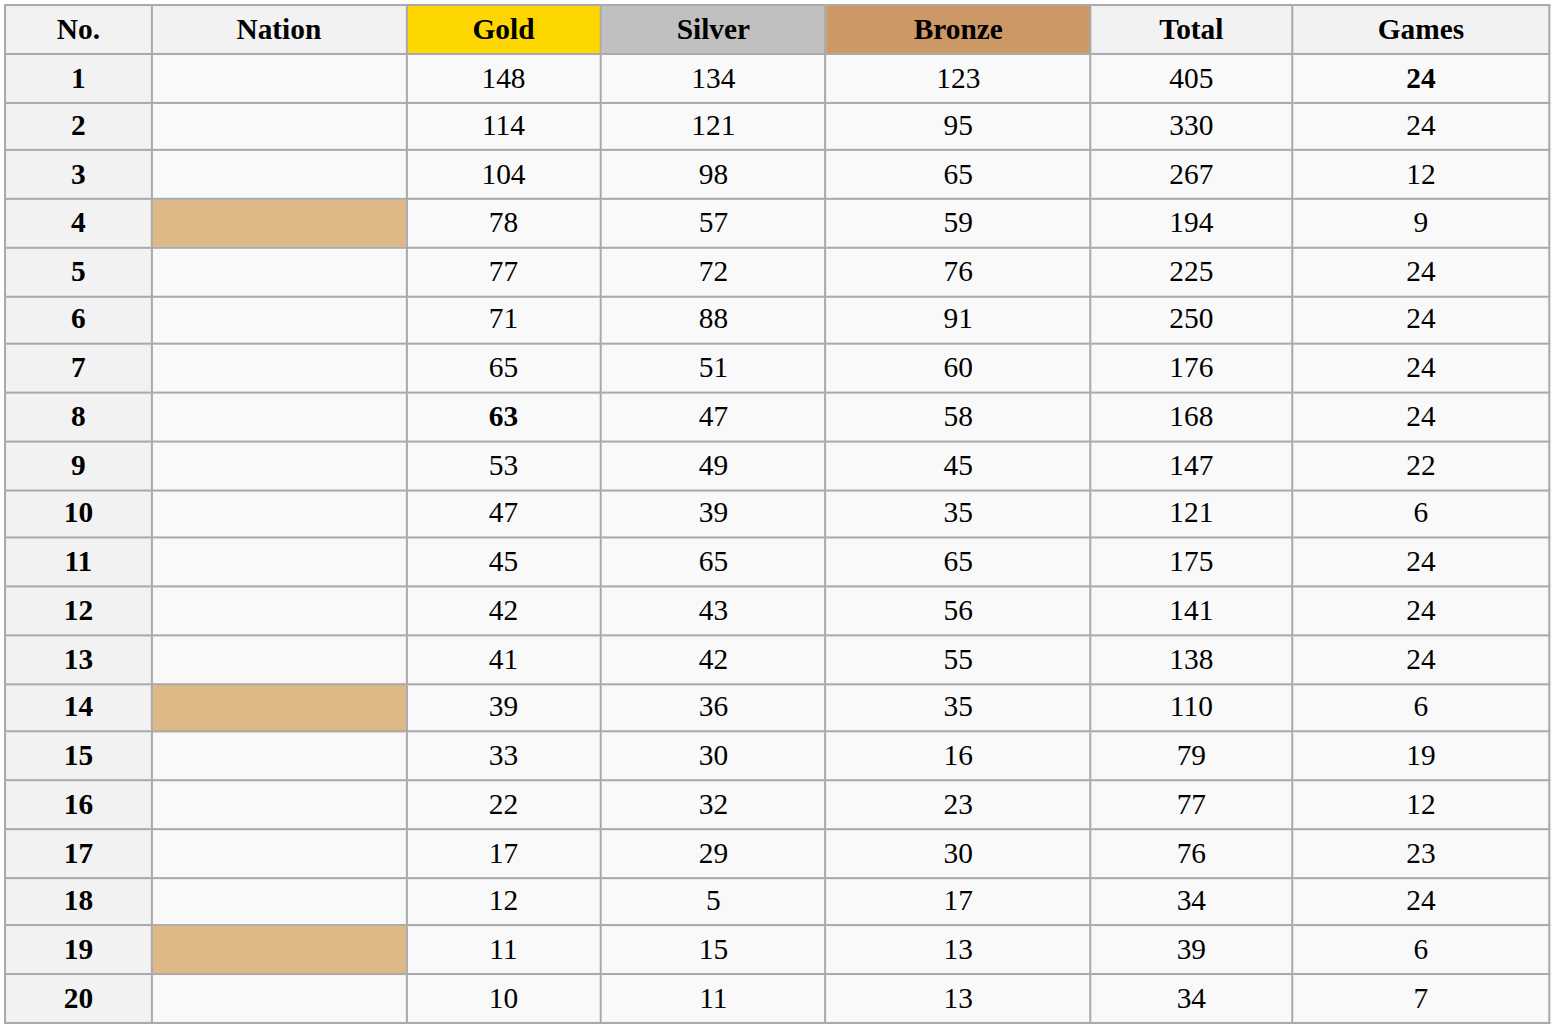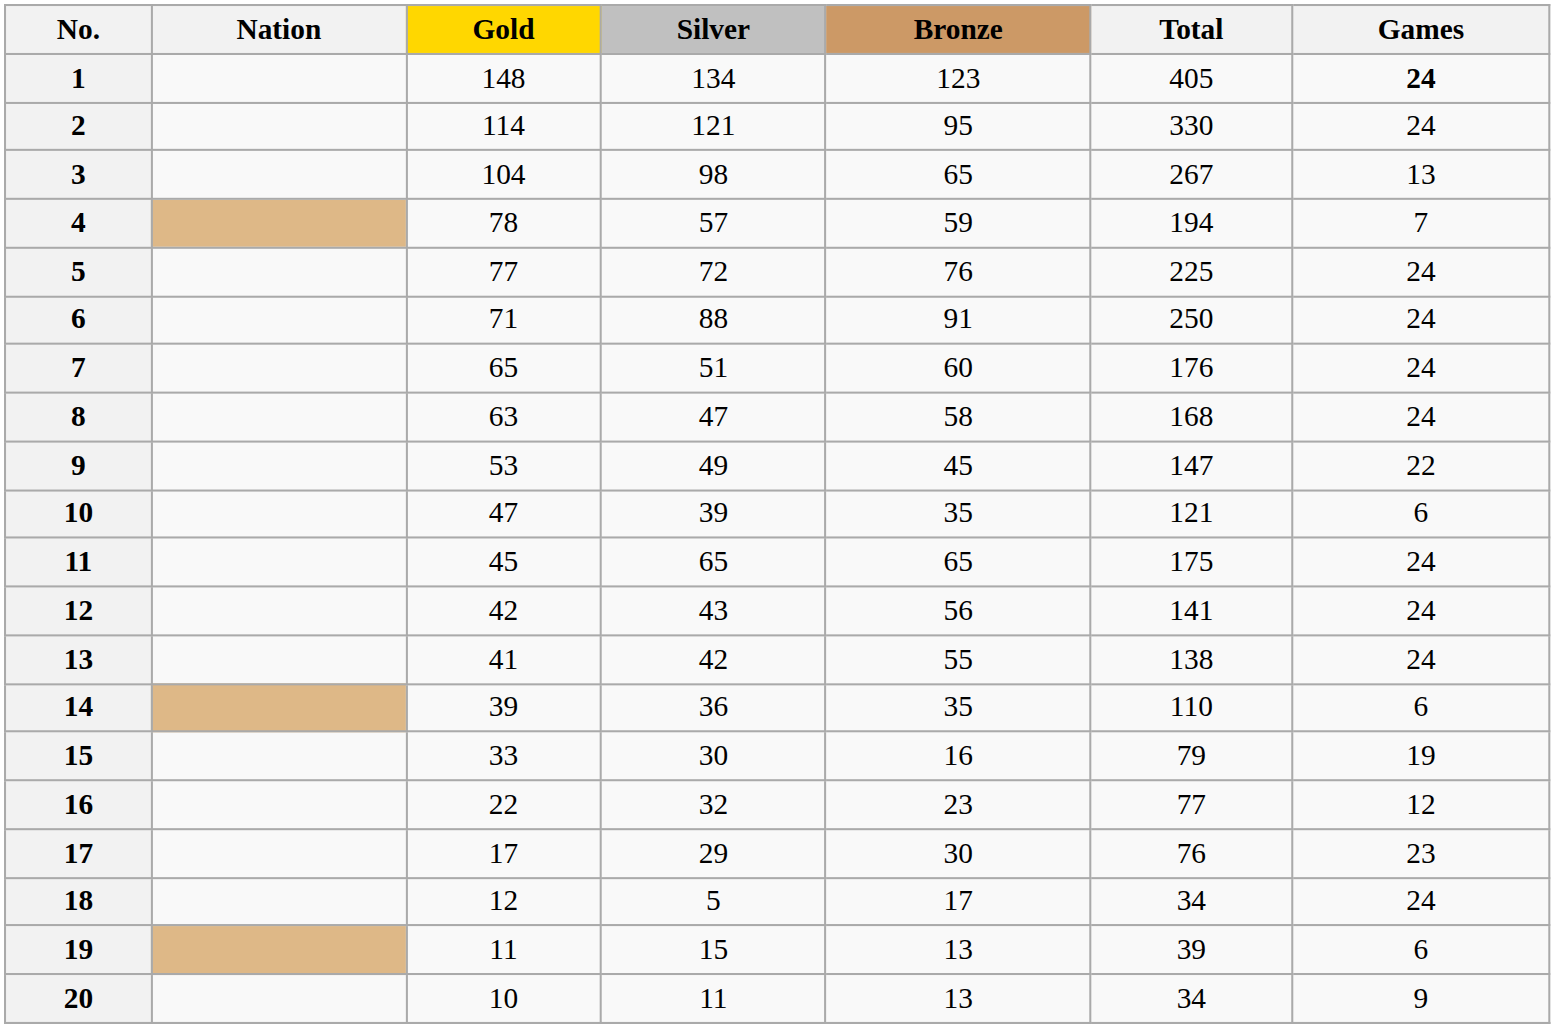(1421, 174) 12 -> (1421, 174) 13
(1421, 222) 9 -> (1421, 222) 7
(503, 416) bold -> (503, 416) normal
(1421, 998) 7 -> (1421, 998) 9
